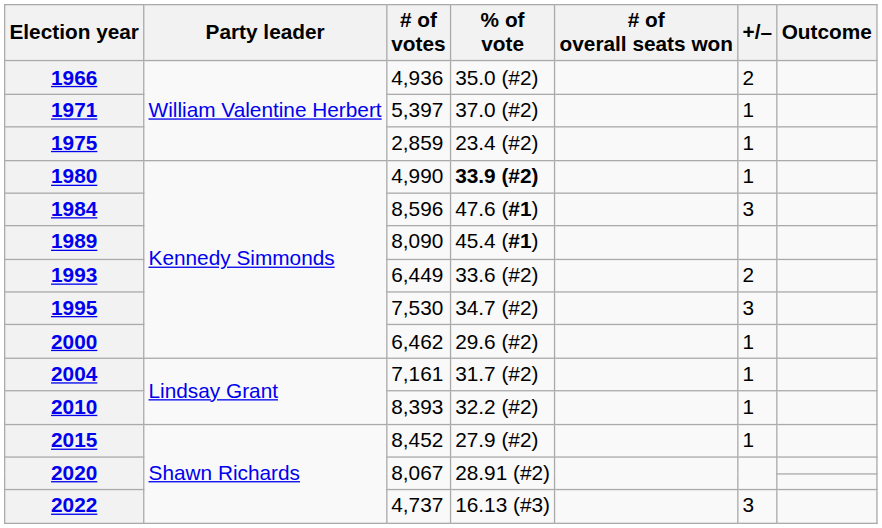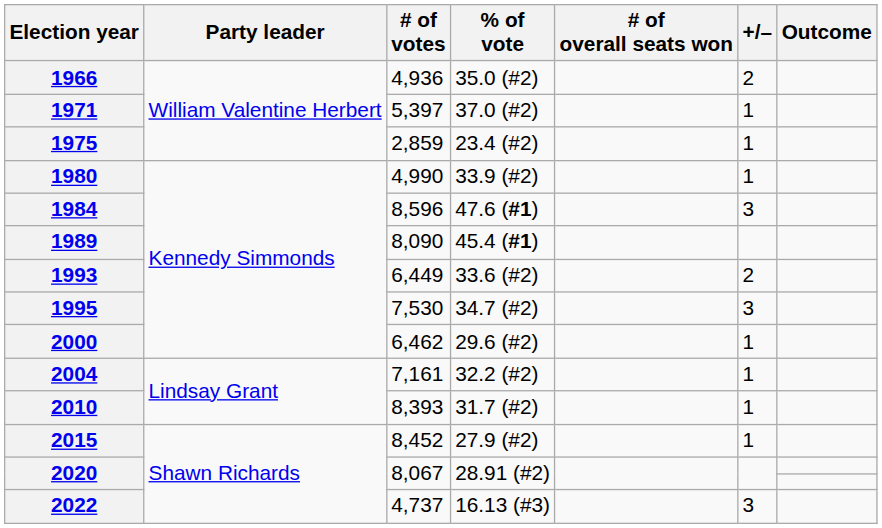(497, 176) bold -> (497, 176) normal
(497, 374) 31.7 (#2) -> (497, 374) 32.2 (#2)
(497, 407) 32.2 (#2) -> (497, 407) 31.7 (#2)
